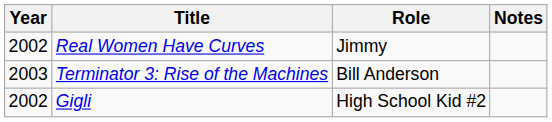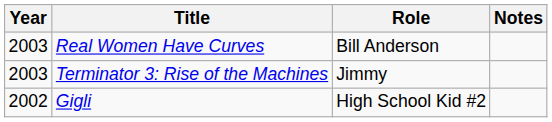(28, 46) 2002 -> (28, 46) 2003
(362, 46) Jimmy -> (388, 46) Bill Anderson
(388, 74) Bill Anderson -> (362, 74) Jimmy
